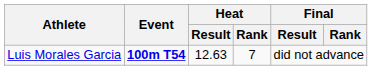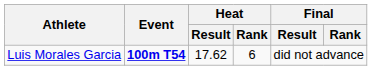(211, 55) 12.63 -> (211, 55) 17.62
(252, 55) 7 -> (252, 55) 6
